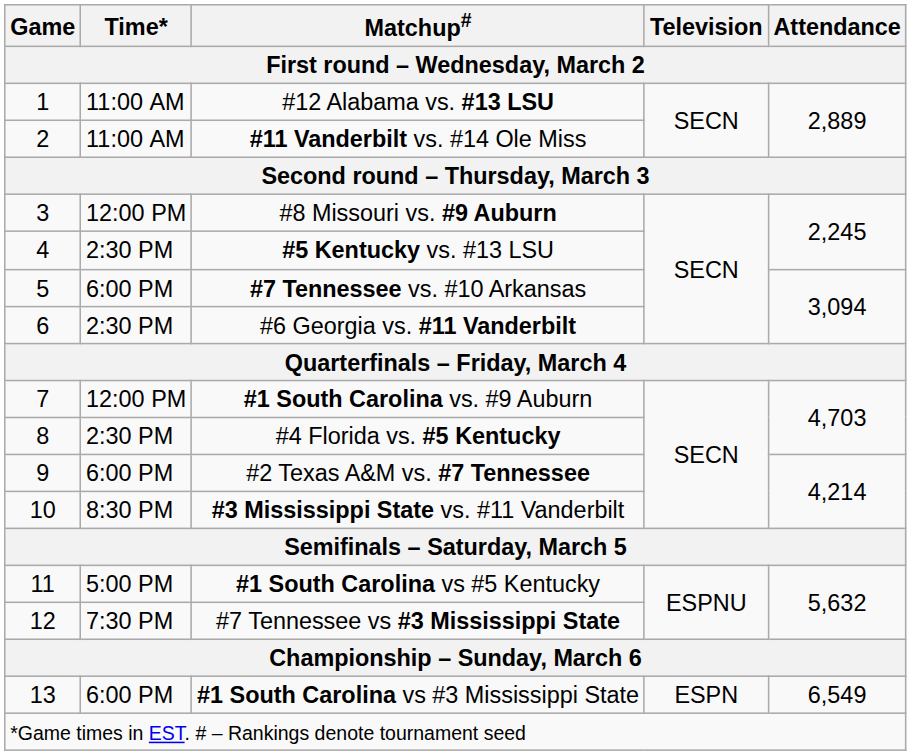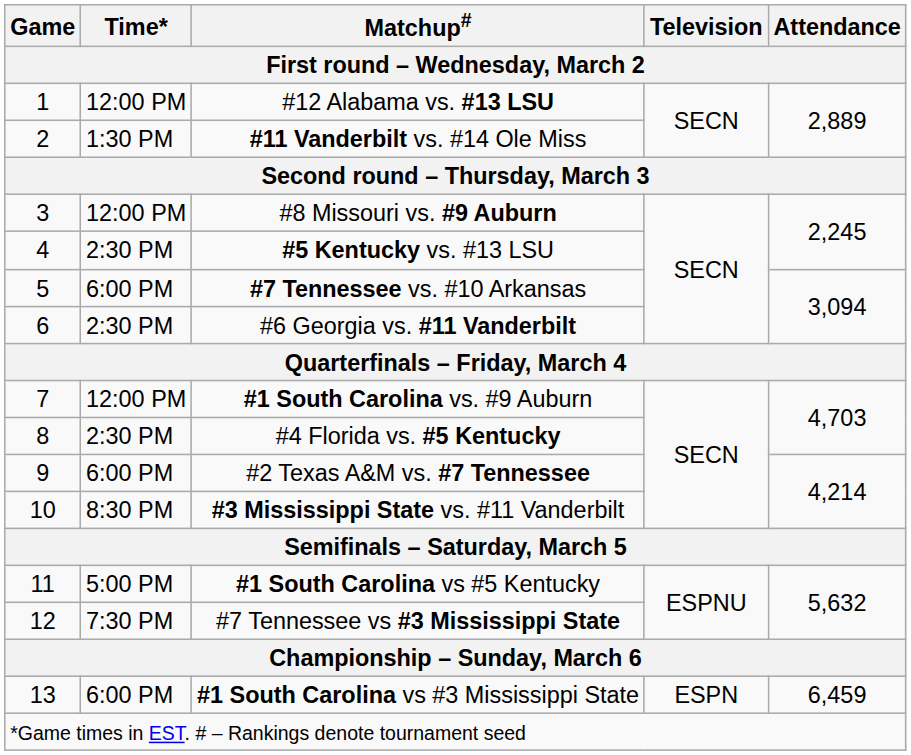(135, 102) 11:00 AM -> (136, 102) 12:00 PM
(135, 139) 11:00 AM -> (130, 139) 1:30 PM
(837, 695) 6,549 -> (837, 695) 6,459
